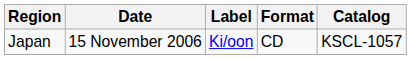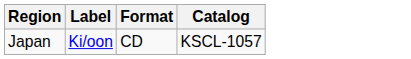- column: (135, 16)
